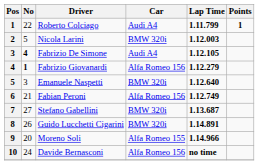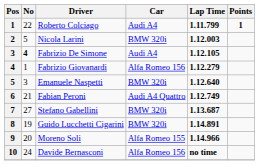(25, 67) bold -> (25, 67) normal
(156, 95) Alfa Romeo 156 -> (157, 95) Audi A4 Quattro
(28, 124) 26 -> (28, 124) 19
